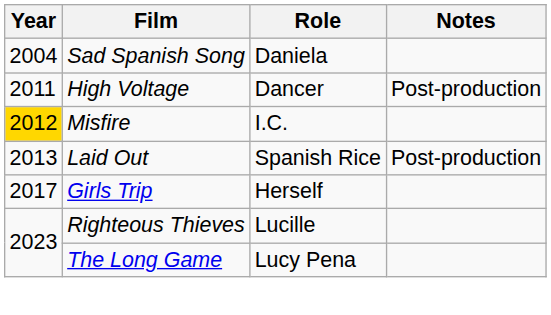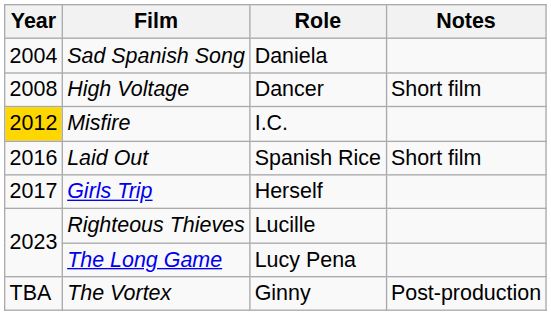(33, 89) 2011 -> (33, 89) 2008
(466, 89) Post-production -> (436, 89) Short film
(33, 157) 2013 -> (33, 157) 2016
(466, 157) Post-production -> (436, 157) Short film
+ row: (119, 293)
